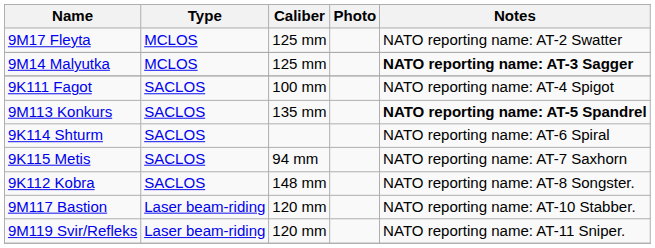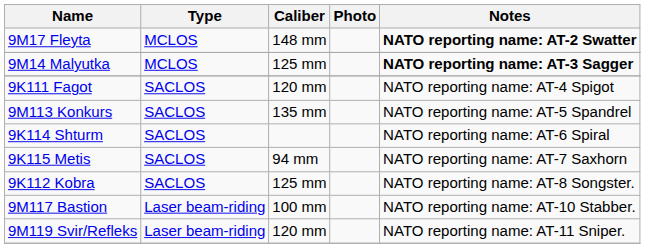(299, 40) 125 mm -> (299, 40) 148 mm
(503, 40) normal -> (510, 40) bold
(299, 87) 100 mm -> (299, 87) 120 mm
(515, 111) bold -> (507, 111) normal
(299, 183) 148 mm -> (299, 183) 125 mm
(299, 207) 120 mm -> (299, 207) 100 mm
